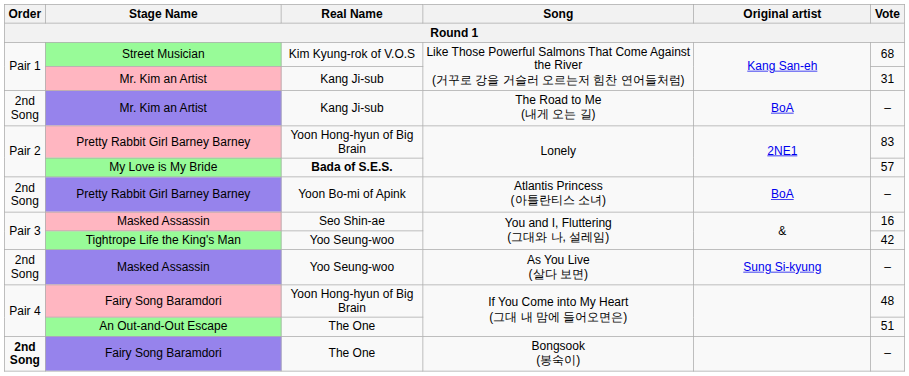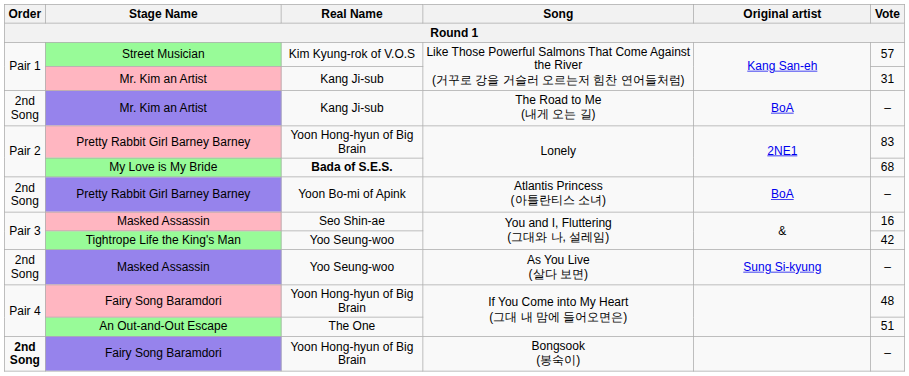(887, 54) 68 -> (887, 54) 57
(887, 167) 57 -> (887, 167) 68
(352, 353) The One -> (352, 353) Yoon Hong-hyun of Big Brain
